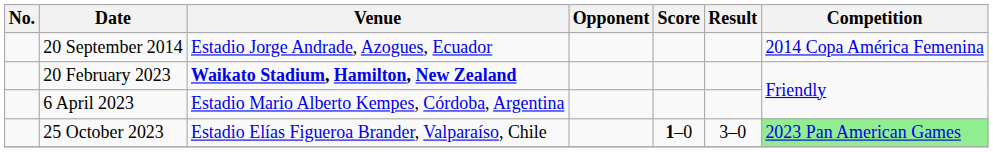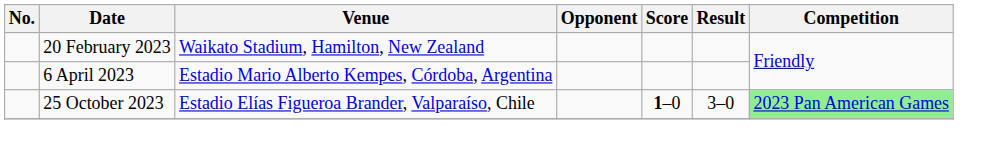- row: (113, 47)
(354, 75) bold -> (332, 47) normal
